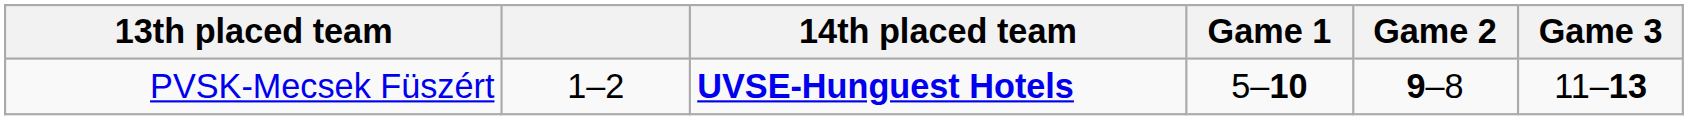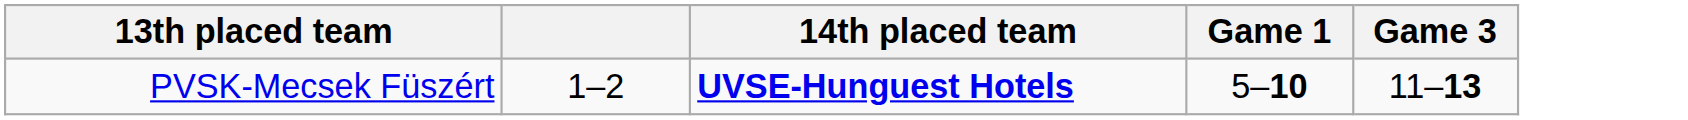- column: (1435, 31)
